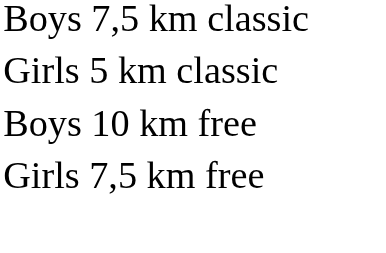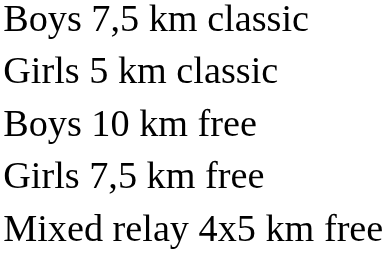+ row: (193, 228)
